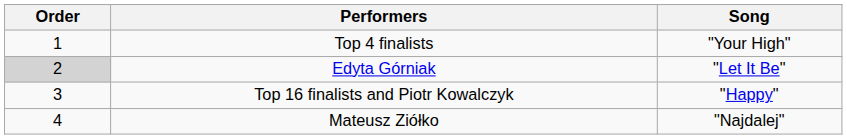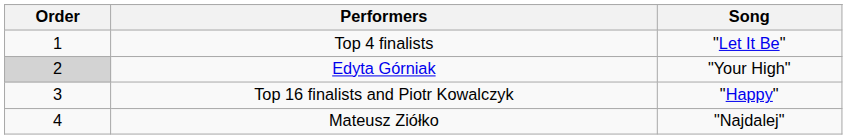(749, 43) "Your High" -> (749, 43) "Let It Be"
(749, 69) "Let It Be" -> (749, 69) "Your High"
